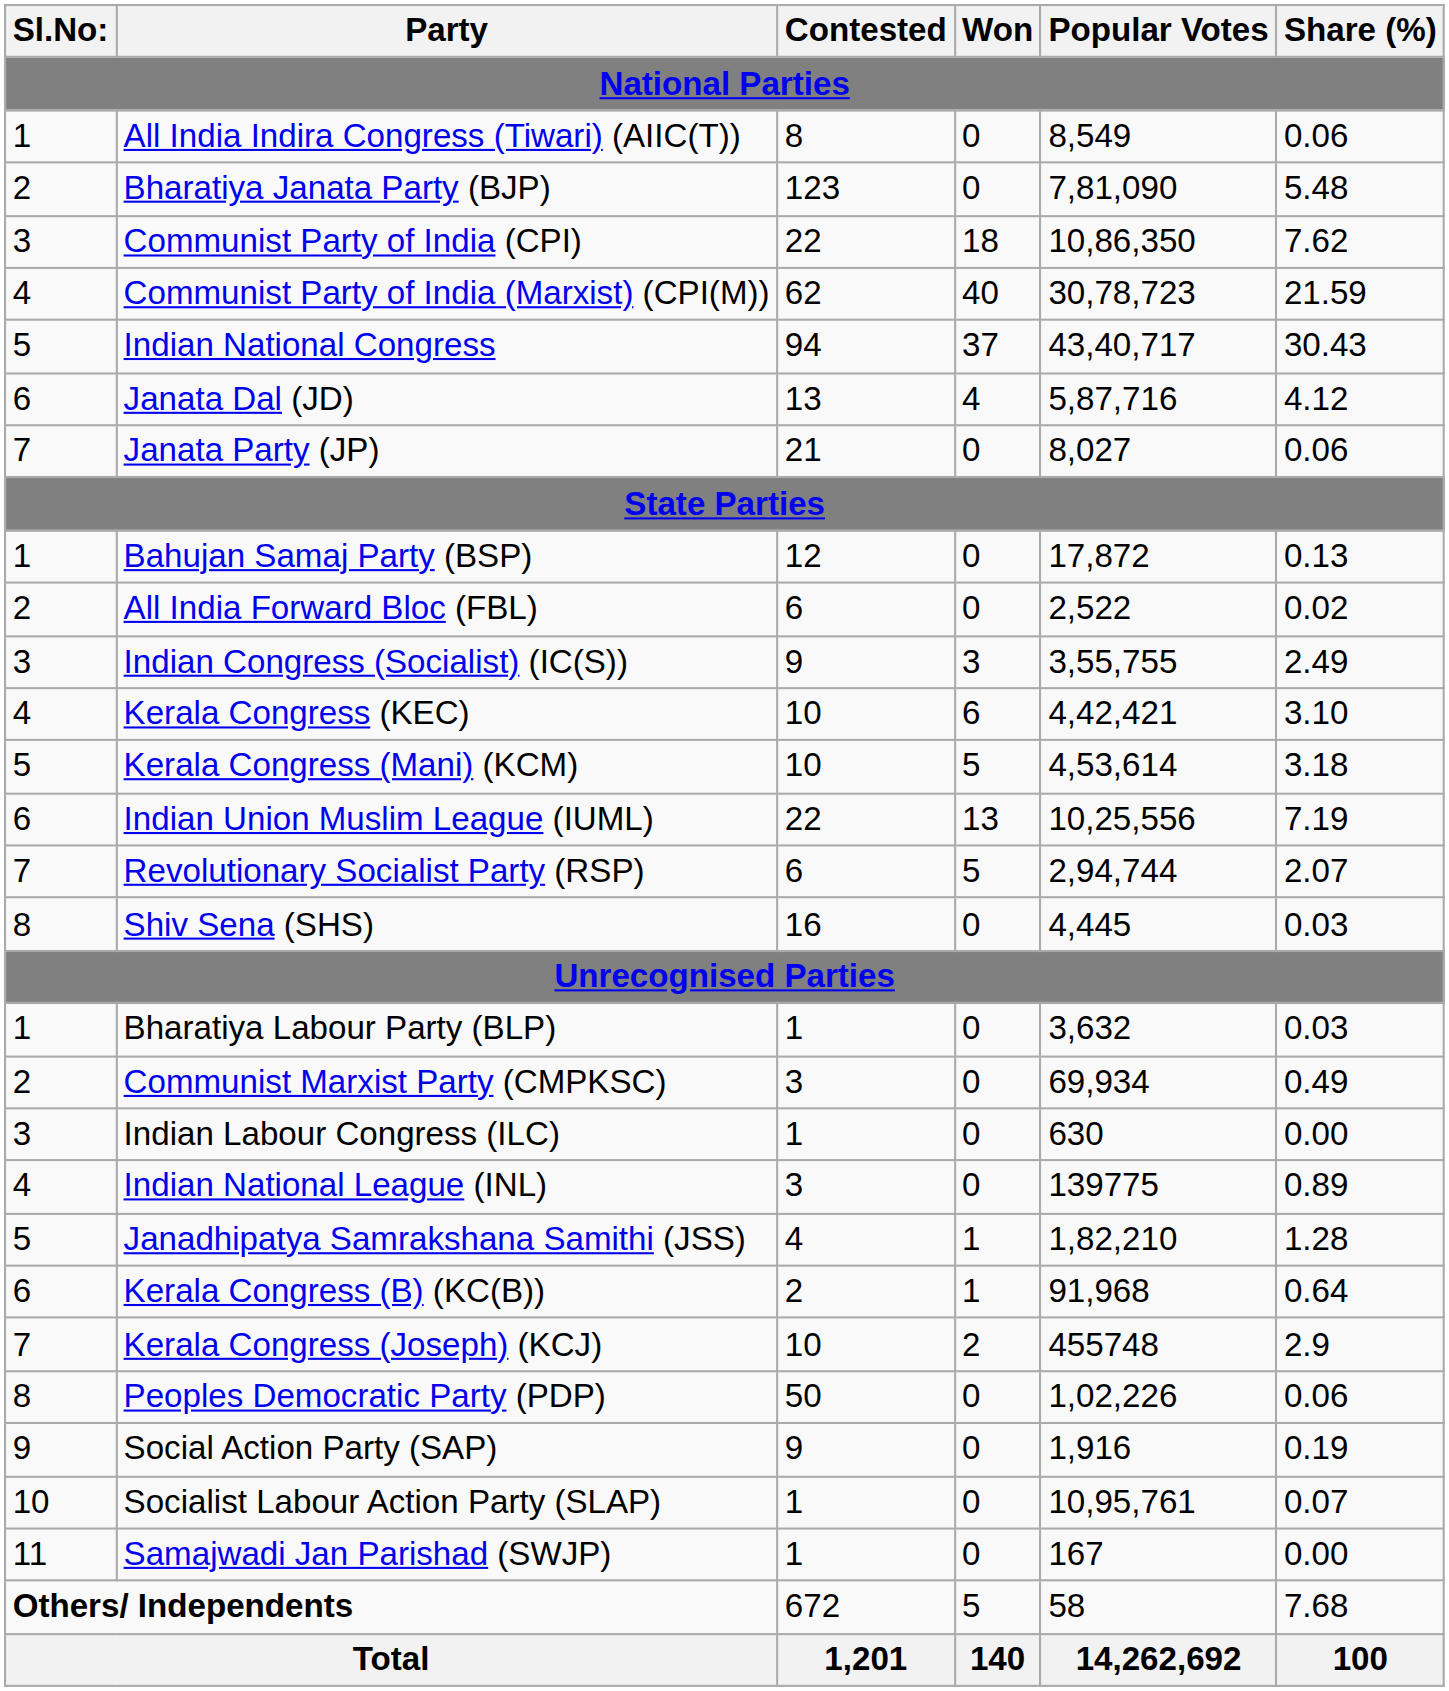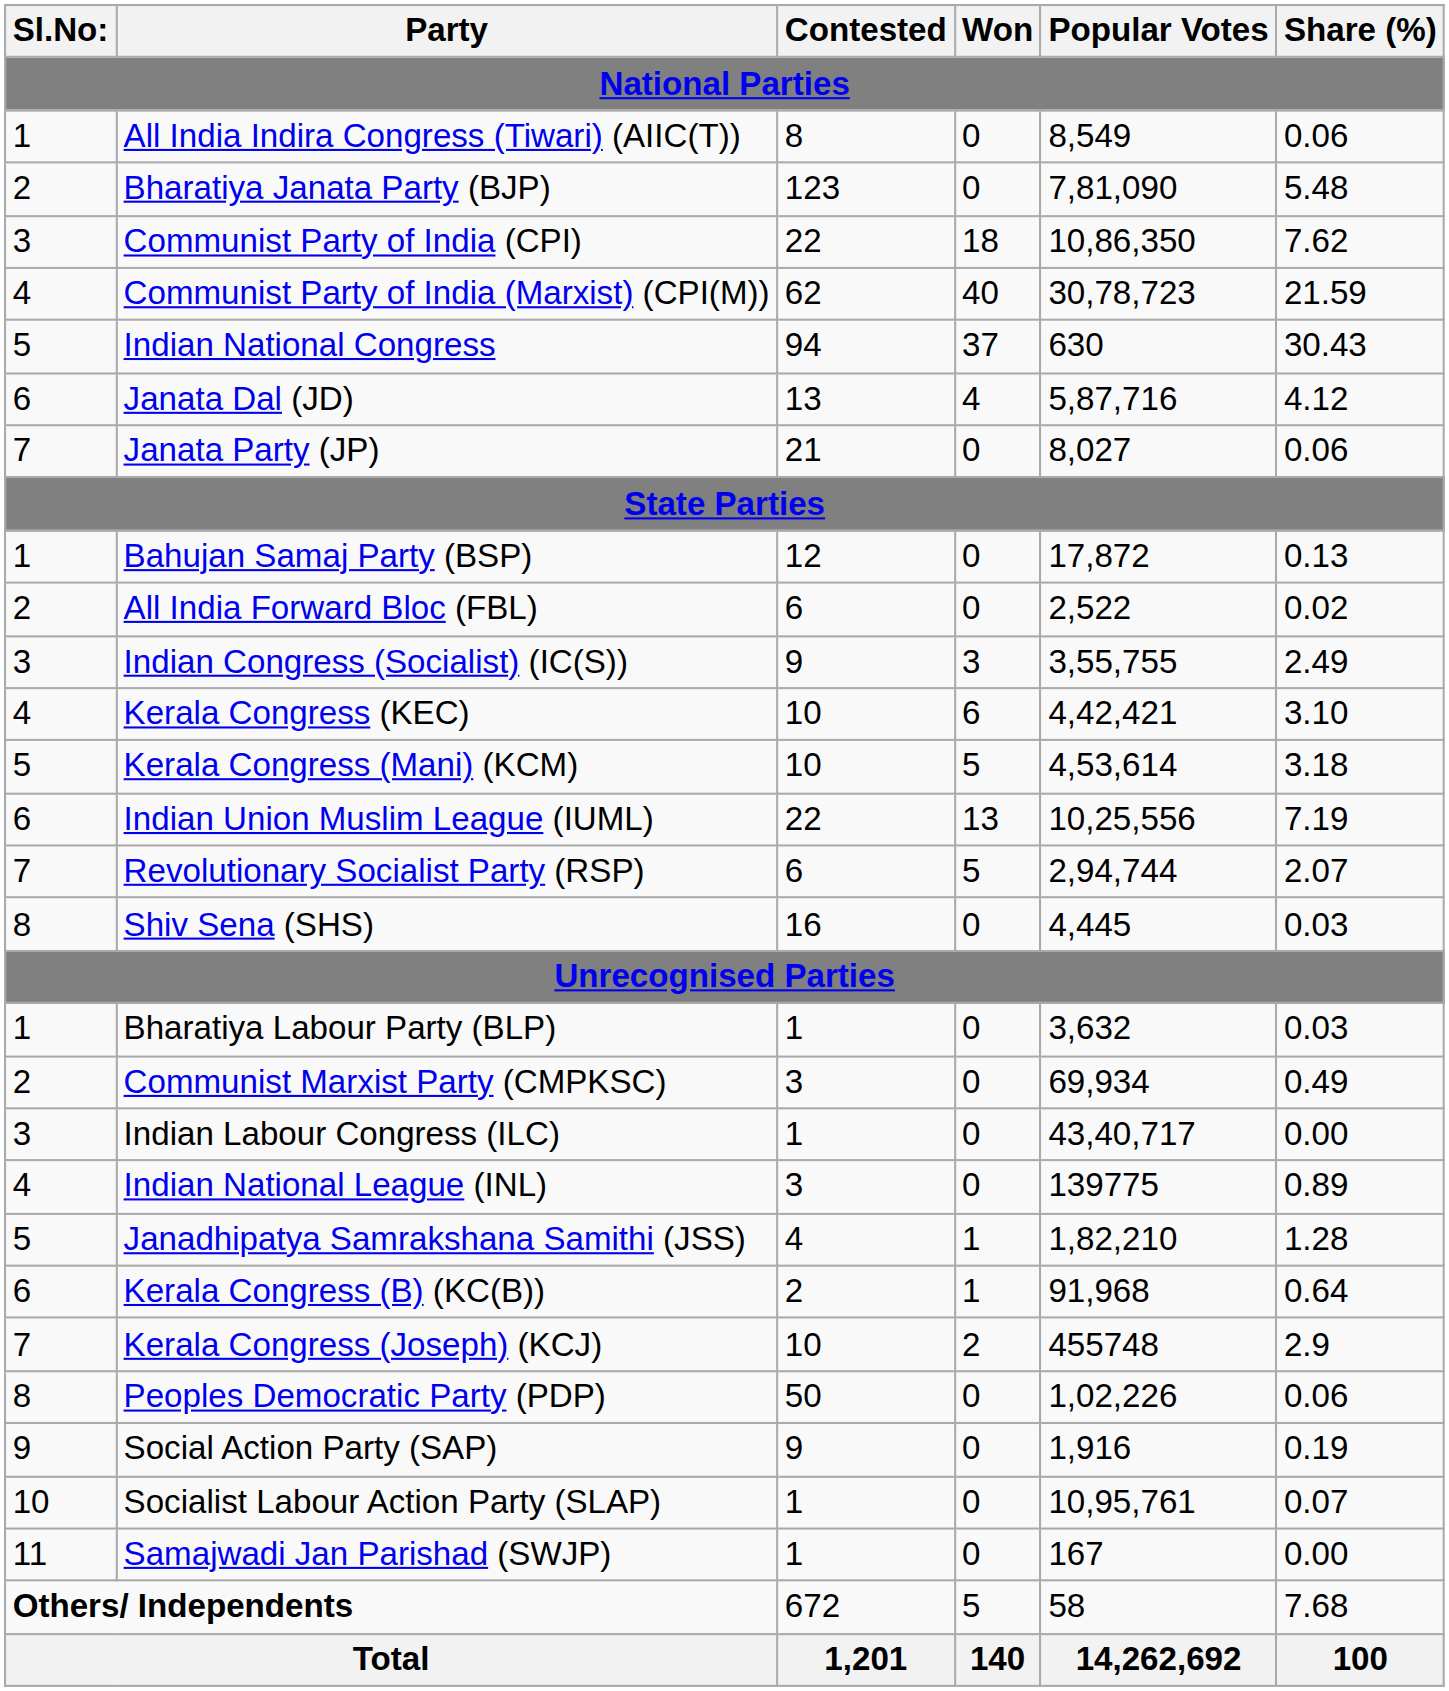(1122, 345) 43,40,717 -> (1076, 345) 630
(1076, 1133) 630 -> (1122, 1133) 43,40,717
